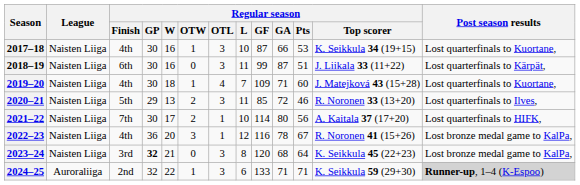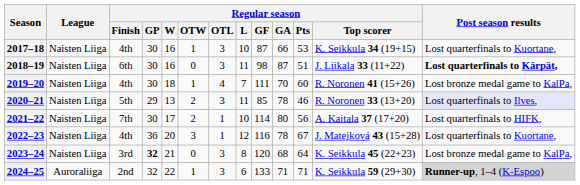(262, 66) 99 -> (262, 66) 98
(485, 66) normal -> (491, 66) bold
(262, 83) 109 -> (262, 83) 111
(283, 83) 71 -> (283, 83) 70
(368, 83) J. Matejková 43 (15+28) -> (365, 83) R. Noronen 41 (15+26)
(491, 83) Lost quarterfinals to Kuortane, -> (499, 83) Lost bronze medal game to KalPa,
(283, 101) 72 -> (283, 101) 78
(481, 101) no background -> (481, 101) lavender background
(365, 136) R. Noronen 41 (15+26) -> (368, 136) J. Matejková 43 (15+28)
(499, 136) Lost bronze medal game to KalPa, -> (491, 136) Lost quarterfinals to Kuortane,
